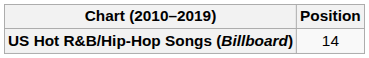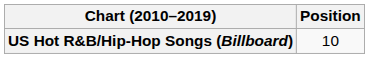(330, 41) 14 -> (330, 41) 10
